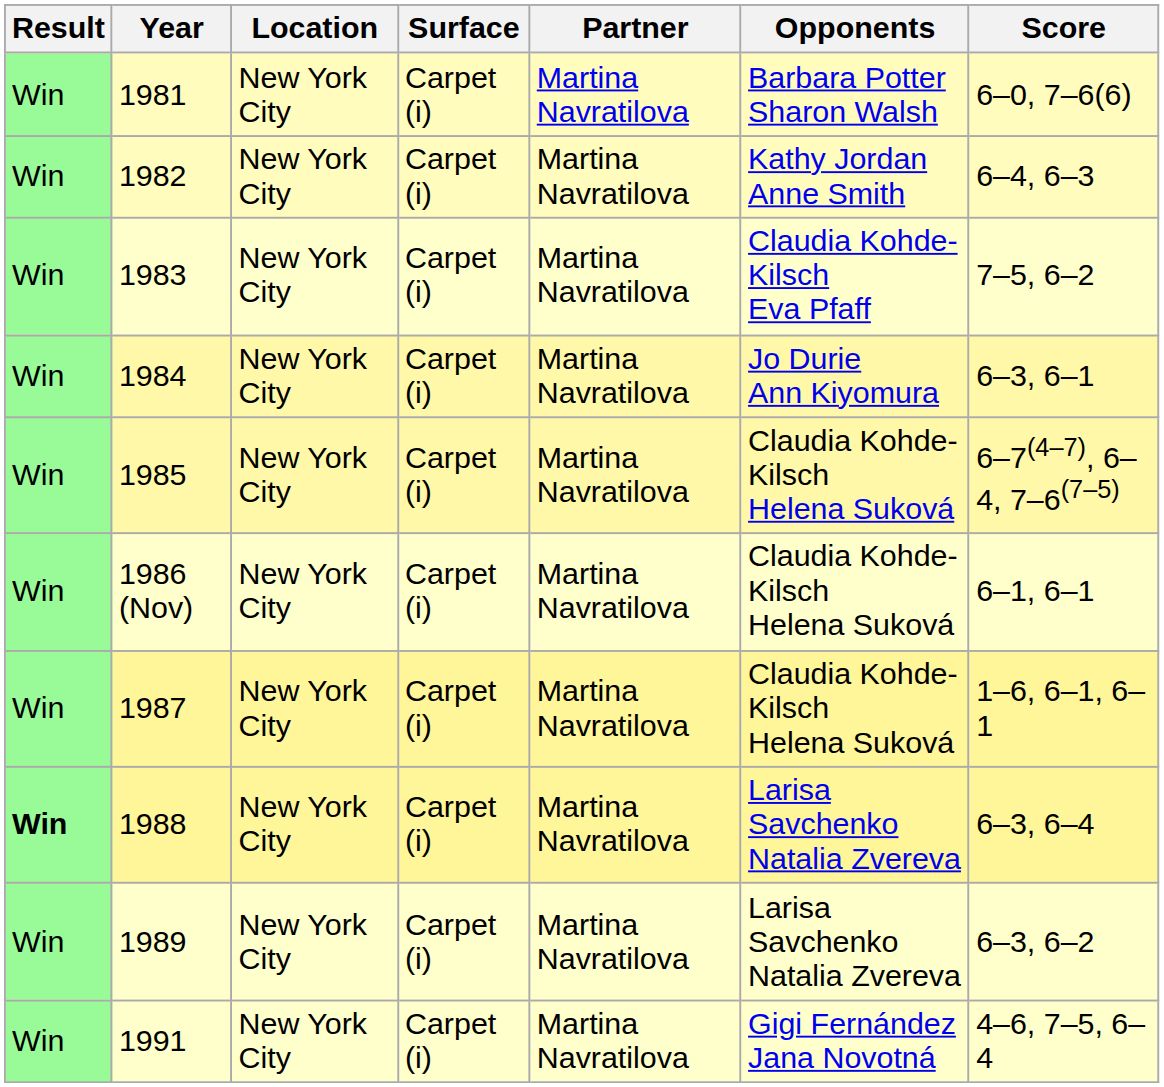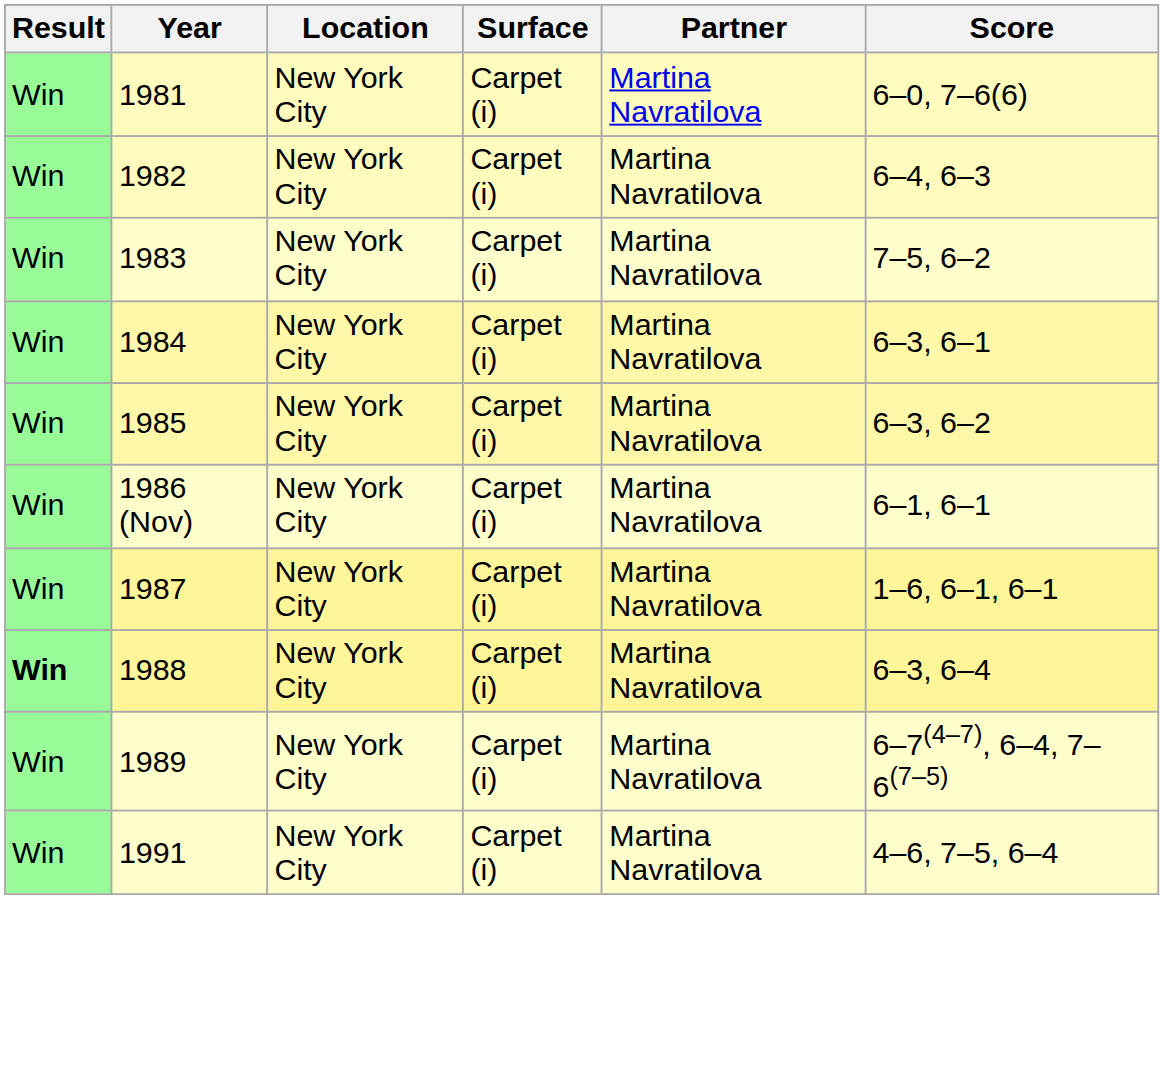- column: (855, 28)
(1056, 474) 6–7(4–7), 6–4, 7–6(7–5) -> (932, 423) 6–3, 6–2
(1035, 941) 6–3, 6–2 -> (987, 761) 6–7(4–7), 6–4, 7–6(7–5)
